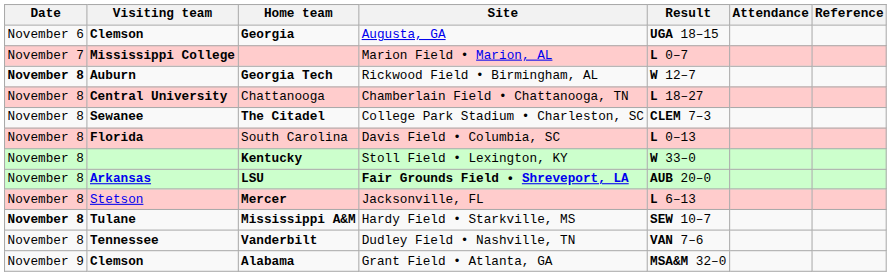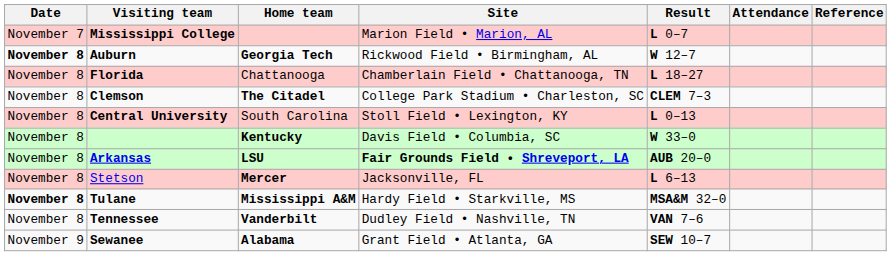- row: (268, 36)
(159, 97) Central University -> (117, 77) Florida
(117, 118) Sewanee -> (117, 97) Clemson
(117, 138) Florida -> (159, 118) Central University
(461, 138) Davis Field • Columbia, SC -> (465, 118) Stoll Field • Lexington, KY
(465, 159) Stoll Field • Lexington, KY -> (461, 138) Davis Field • Columbia, SC
(681, 220) SEW 10–7 -> (688, 200) MSA&M 32–0
(117, 262) Clemson -> (117, 241) Sewanee
(688, 262) MSA&M 32–0 -> (681, 241) SEW 10–7
